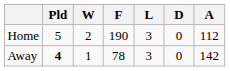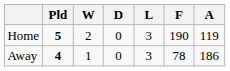columns swapped: (179, 14) <-> (118, 14)
(58, 35) normal -> (58, 35) bold
(209, 35) 112 -> (209, 35) 119
(209, 55) 142 -> (209, 55) 186
